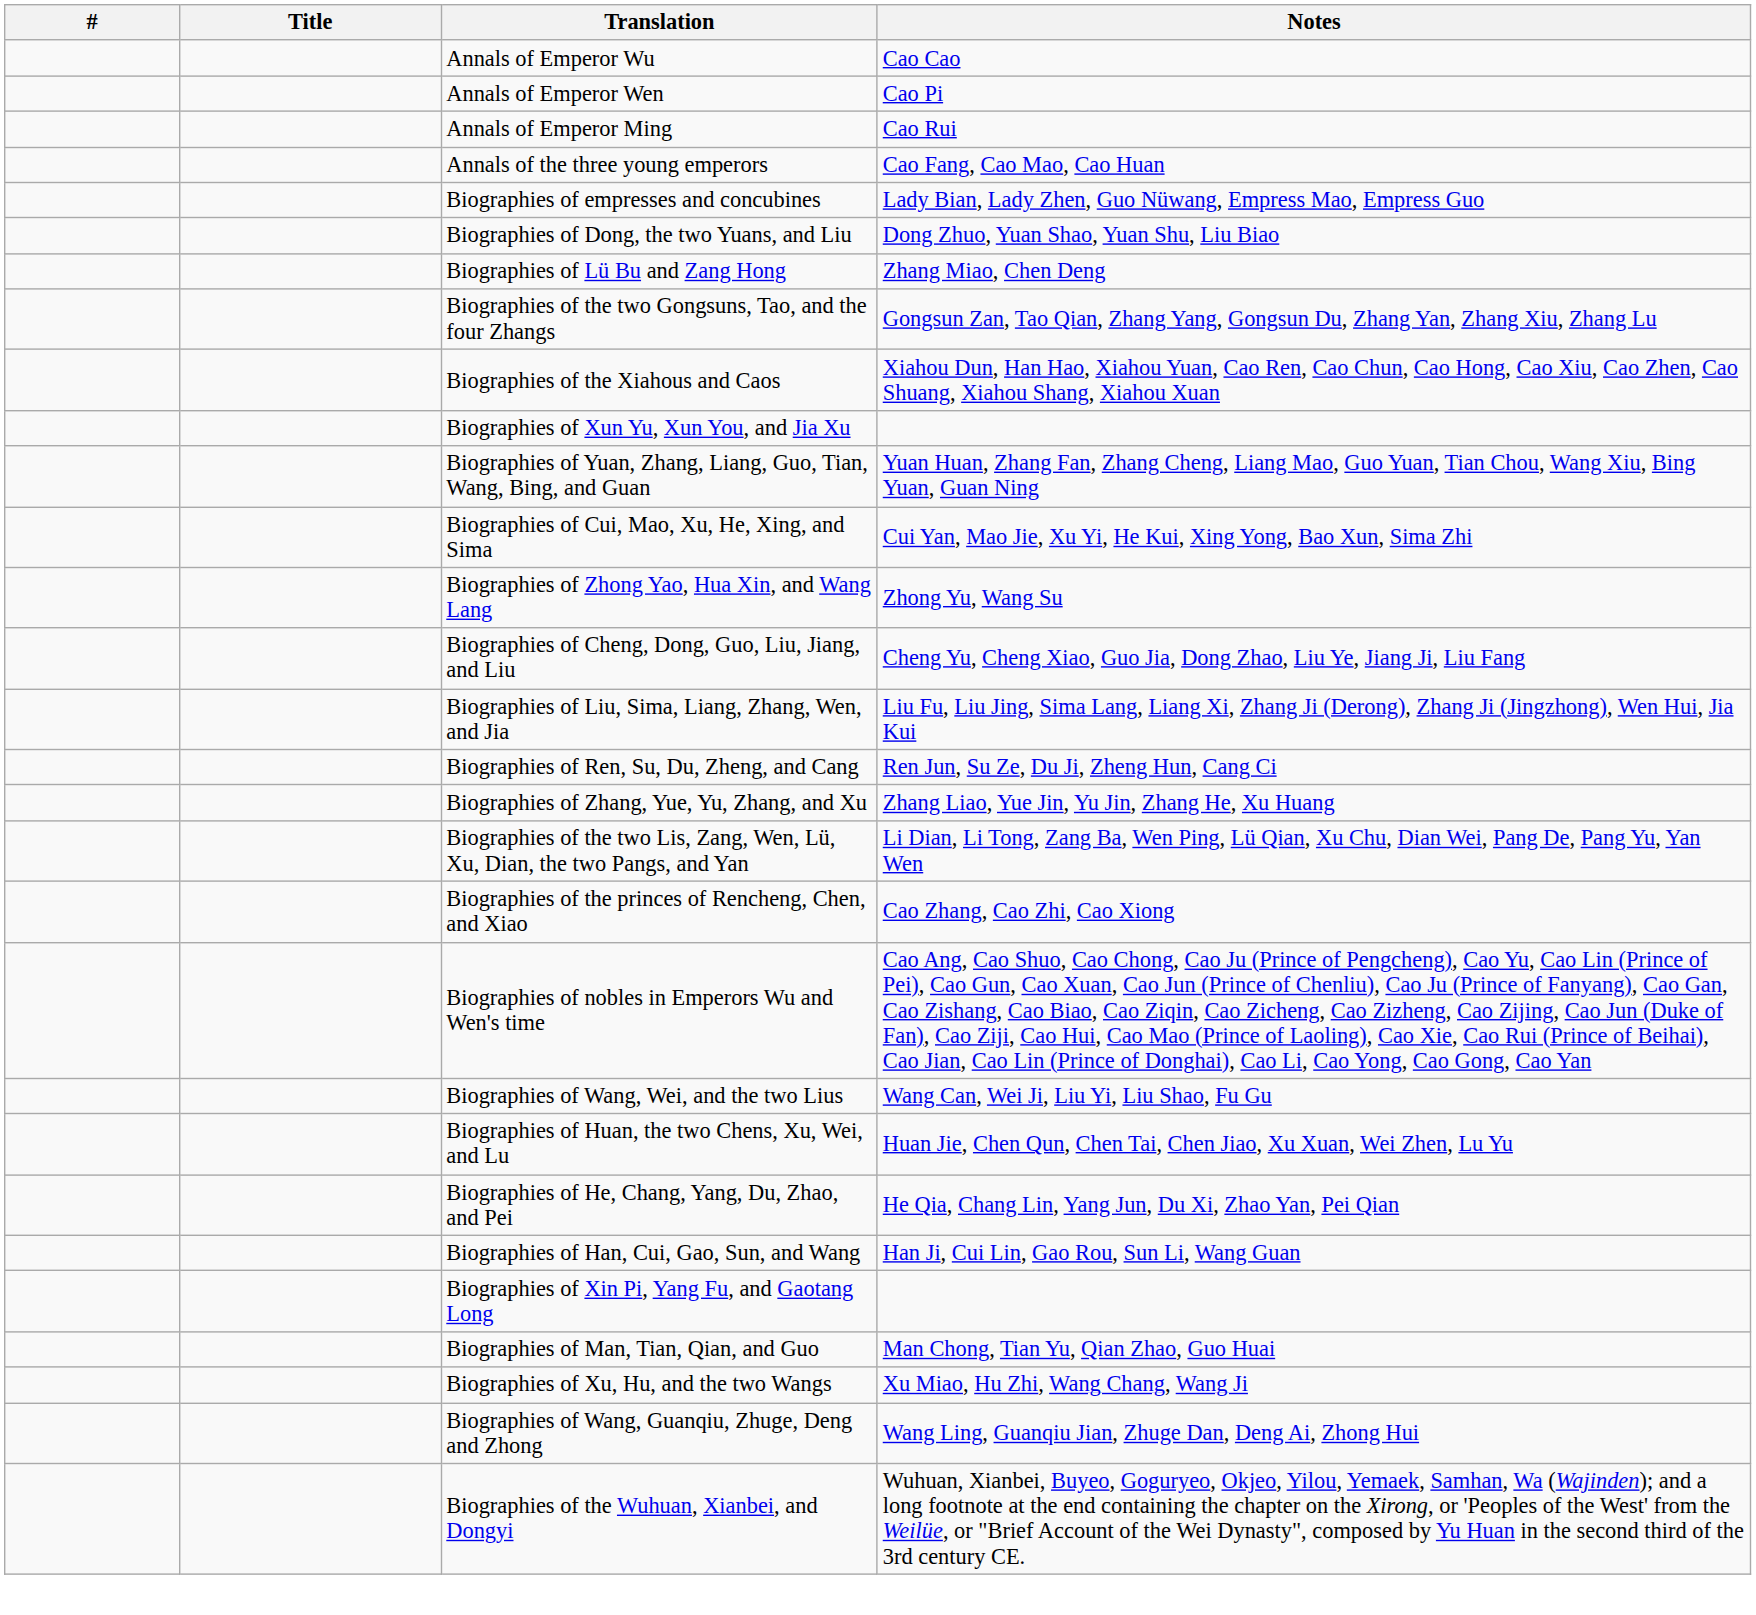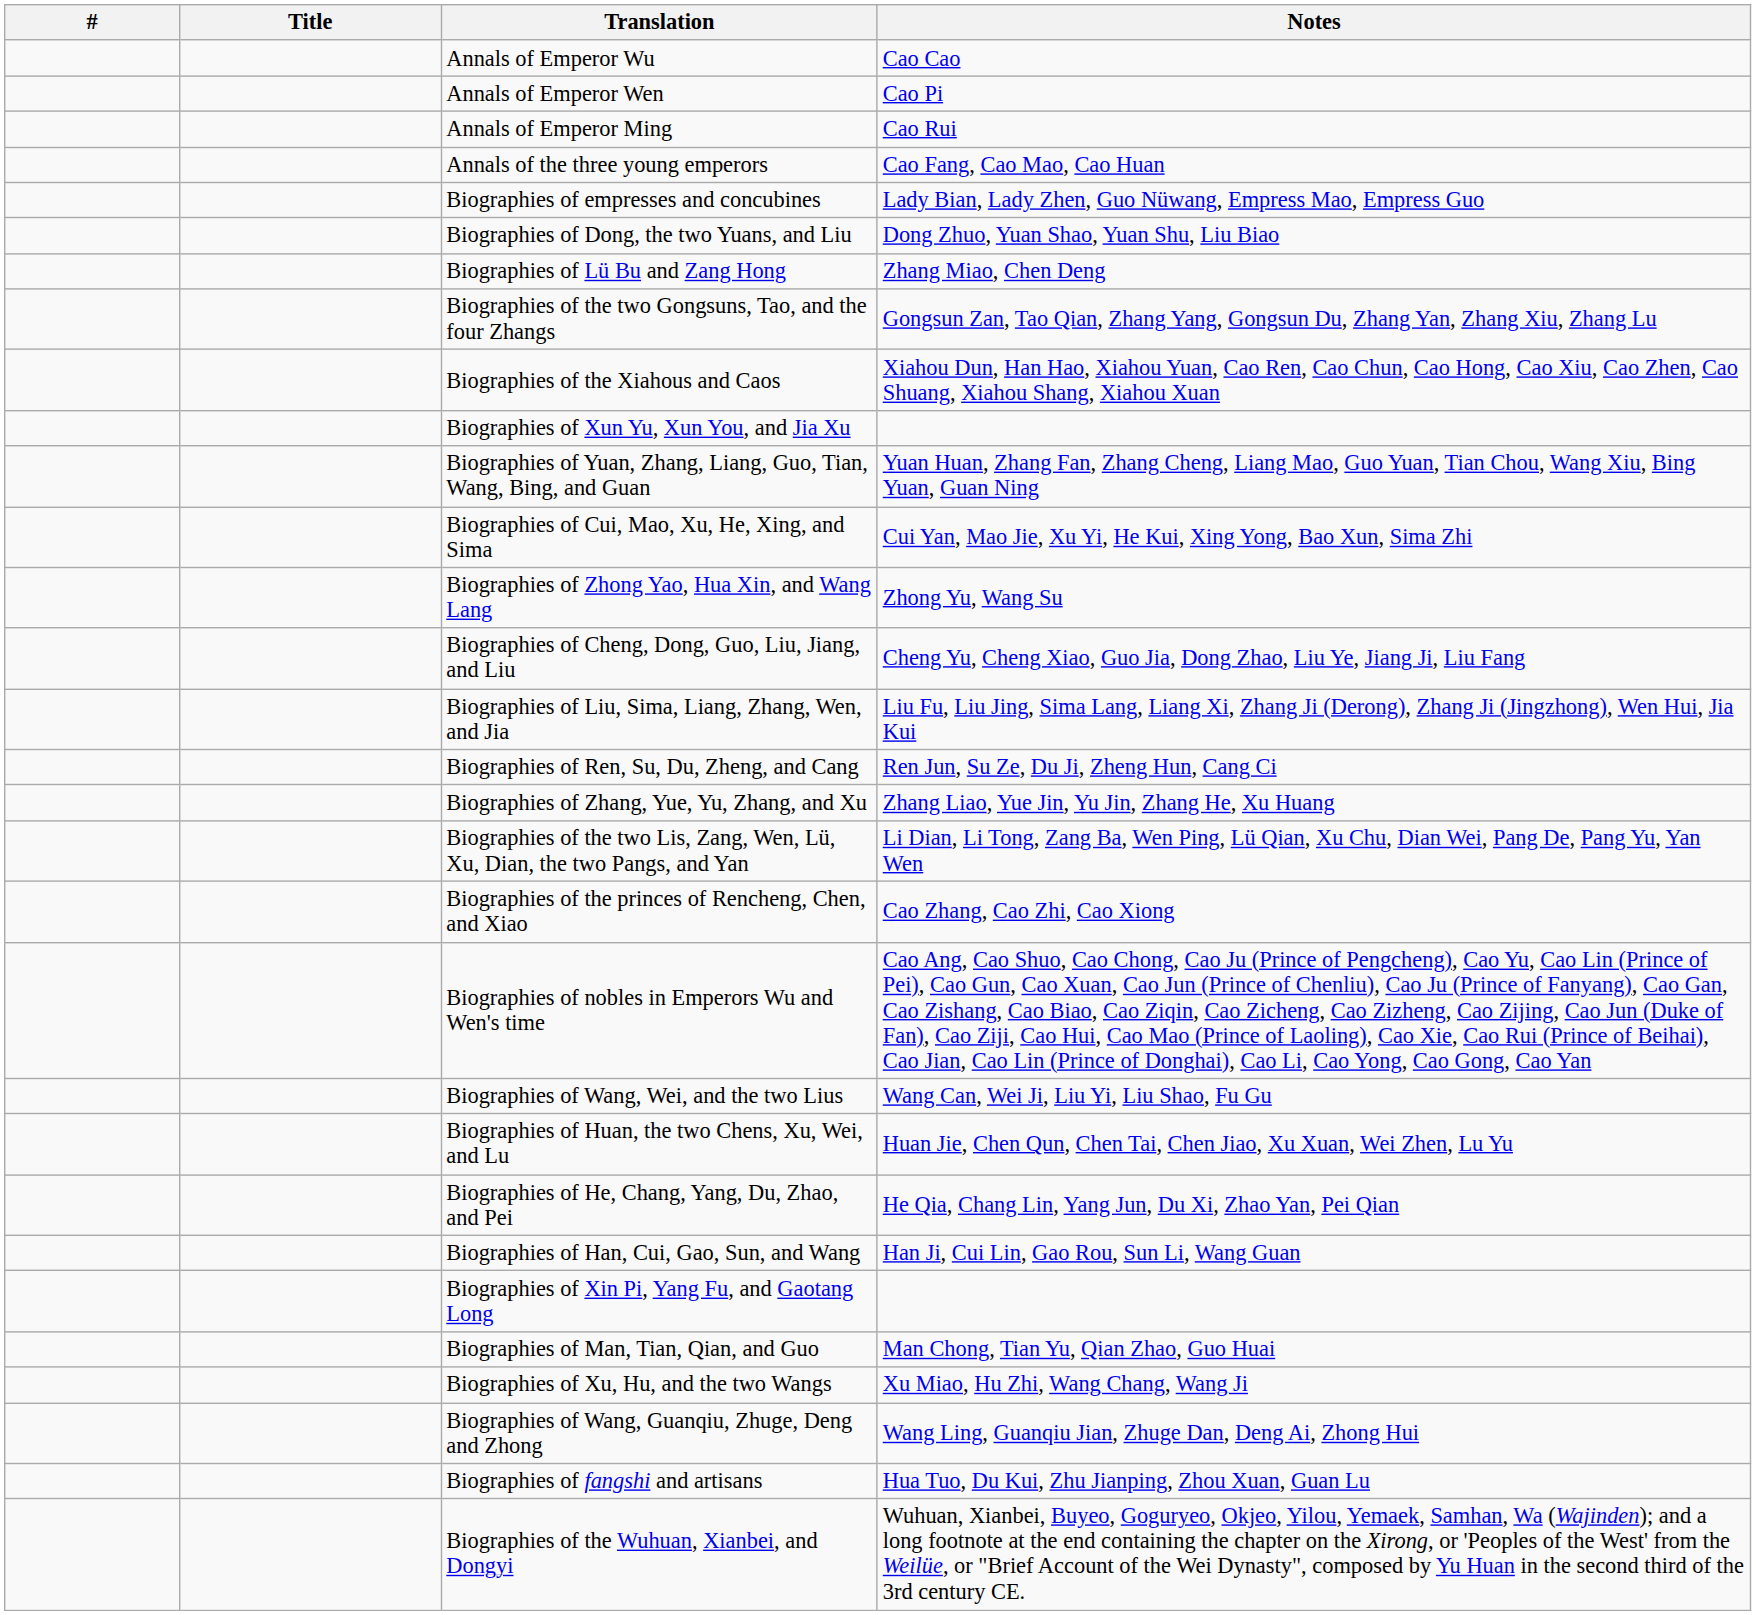+ row: (604, 1480)
